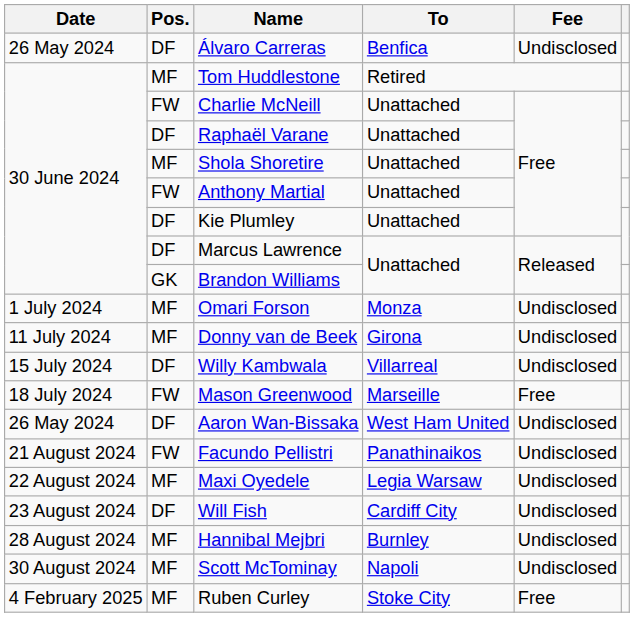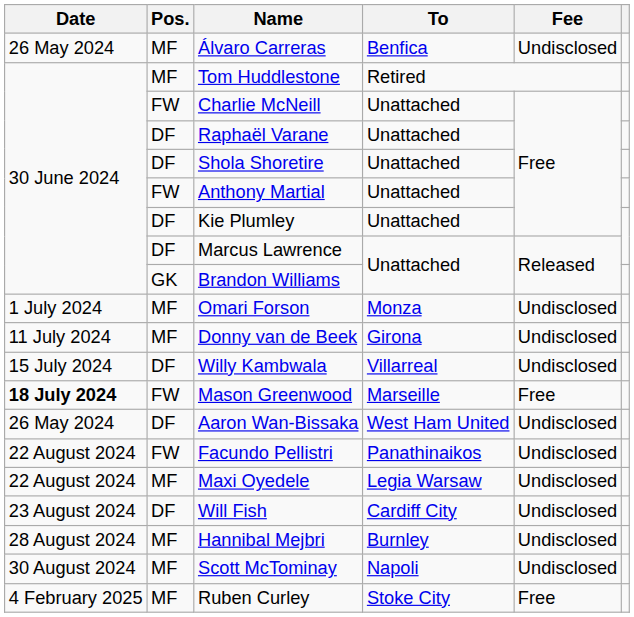(163, 47) DF -> (164, 47) MF
(164, 163) MF -> (163, 163) DF
(60, 395) normal -> (63, 395) bold
(72, 452) 21 August 2024 -> (72, 452) 22 August 2024
